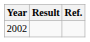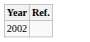- column: (46, 12)
